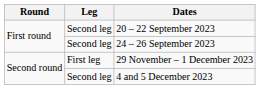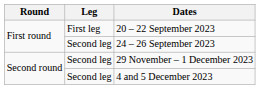(89, 28) Second leg -> (84, 28) First leg
(84, 60) First leg -> (89, 60) Second leg
